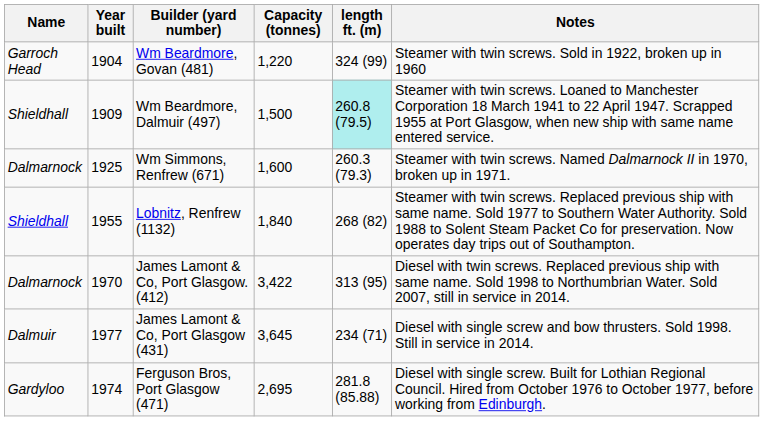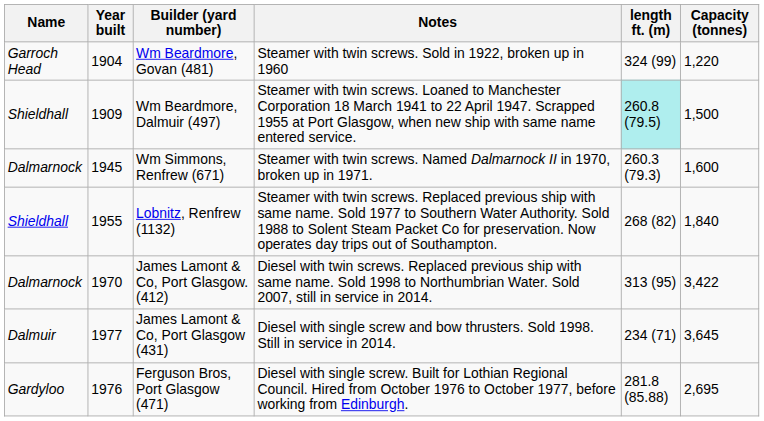columns swapped: (293, 23) <-> (575, 23)
(107, 167) 1925 -> (107, 167) 1945
(107, 389) 1974 -> (107, 389) 1976
